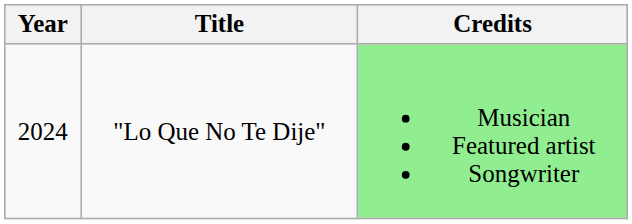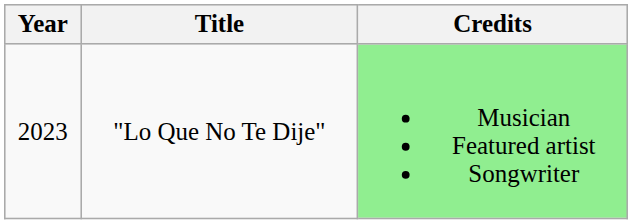(43, 130) 2024 -> (43, 130) 2023
